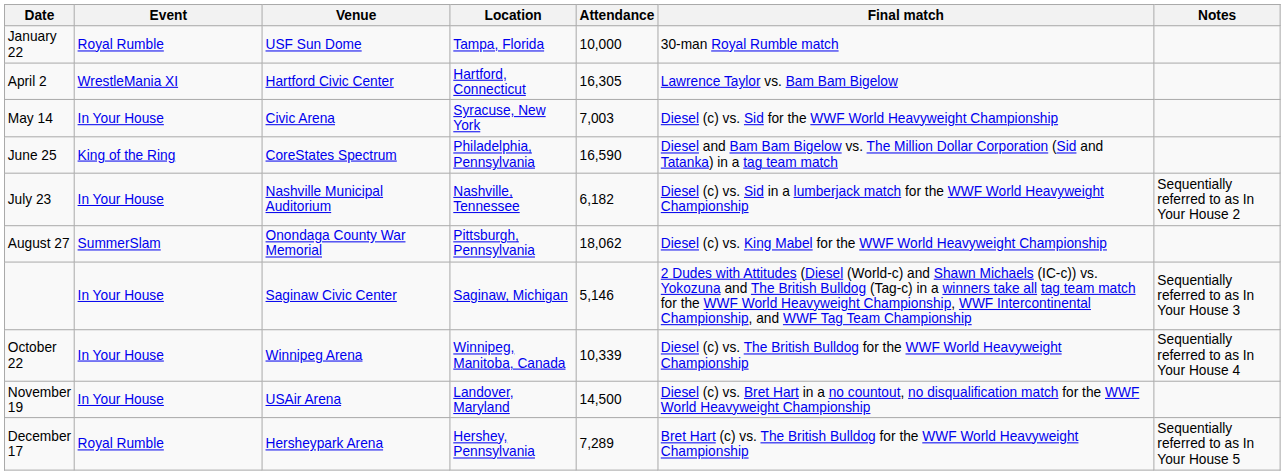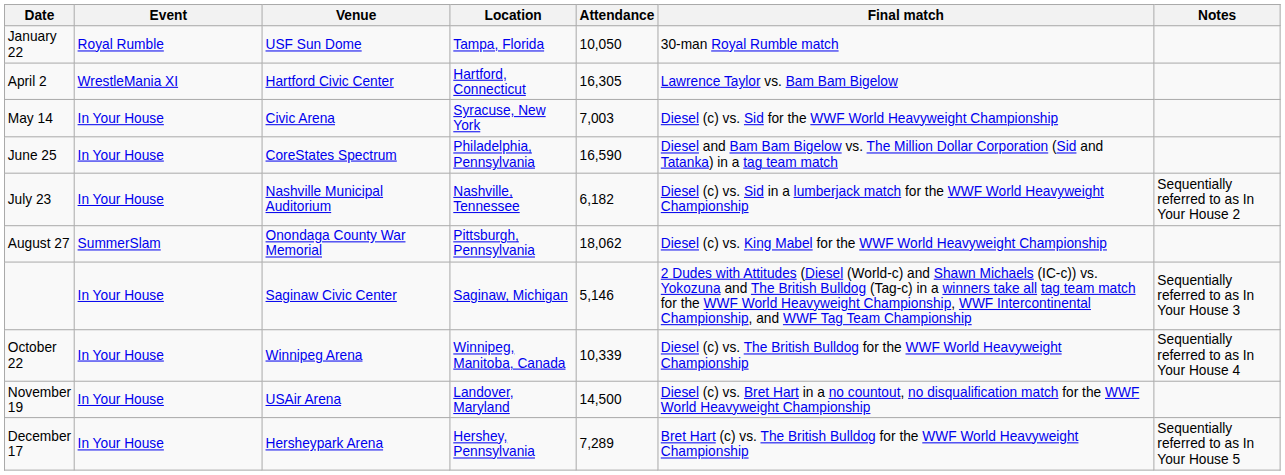(601, 44) 10,000 -> (601, 44) 10,050
(126, 155) King of the Ring -> (121, 155) In Your House
(121, 444) Royal Rumble -> (121, 444) In Your House
